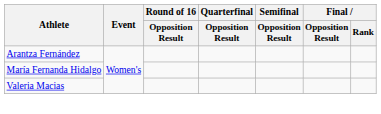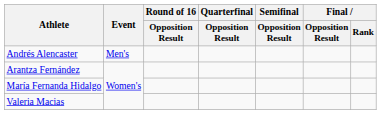+ row: (42, 54)
